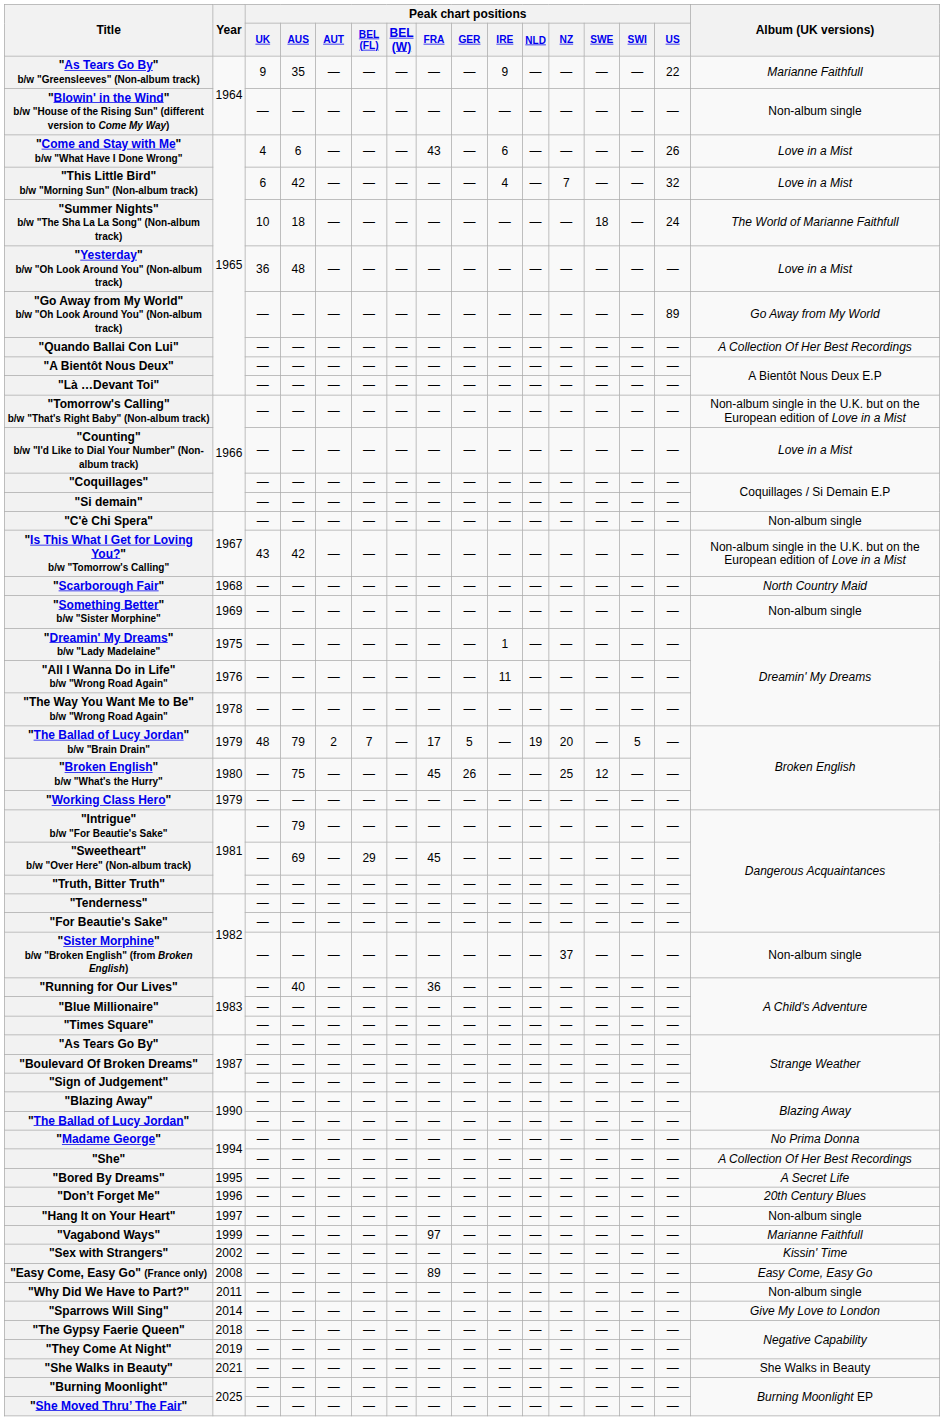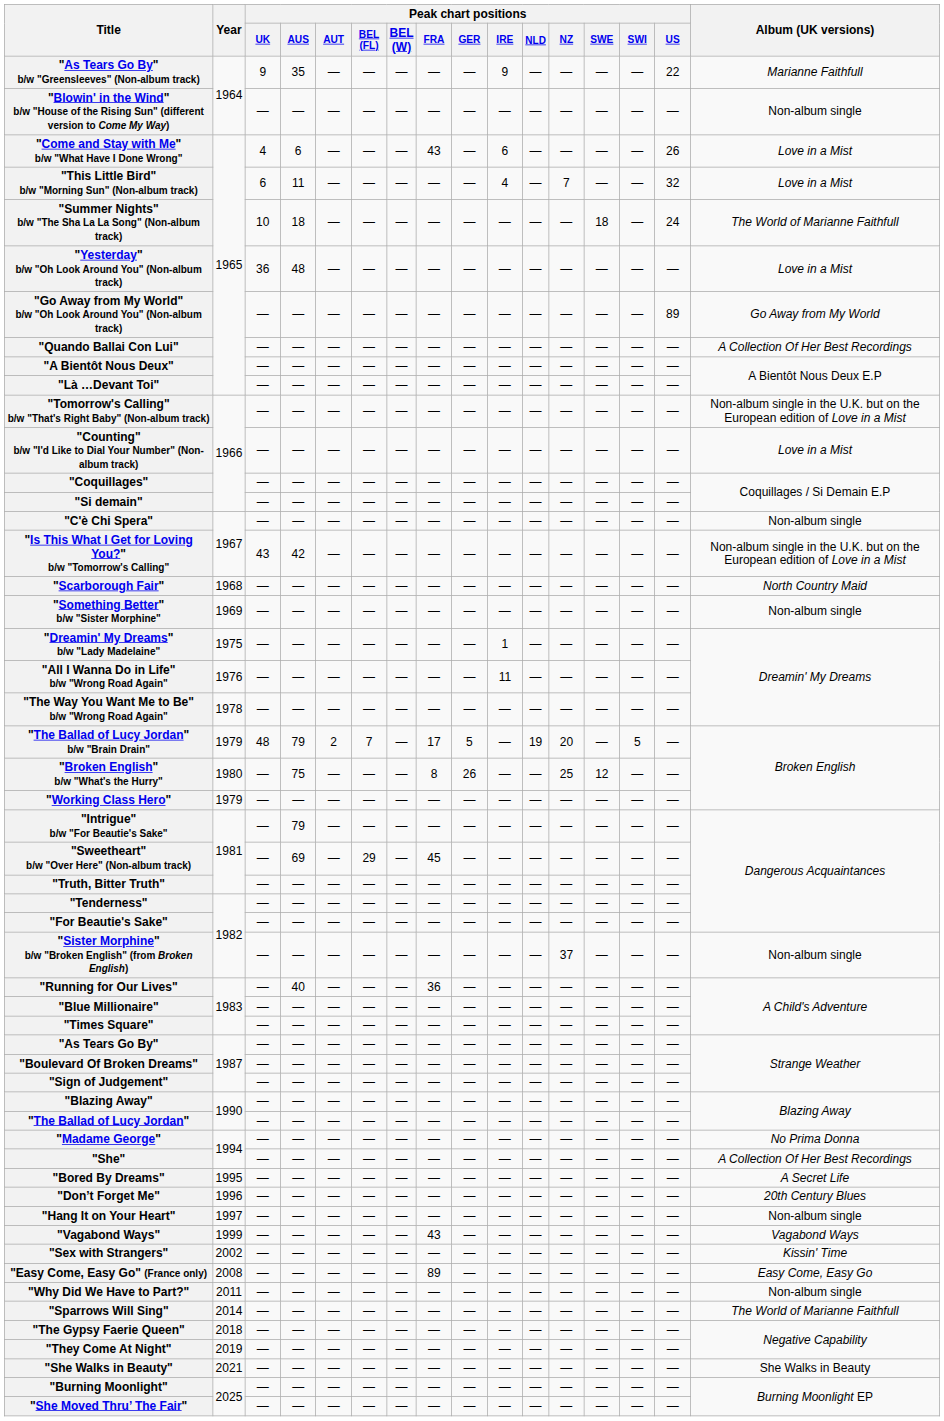(298, 183) 42 -> (298, 183) 11
(434, 774) 45 -> (434, 774) 8
(434, 1234) 97 -> (434, 1234) 43
(815, 1234) Marianne Faithfull -> (815, 1234) Vagabond Ways
(815, 1311) Give My Love to London -> (815, 1311) The World of Marianne Faithfull
